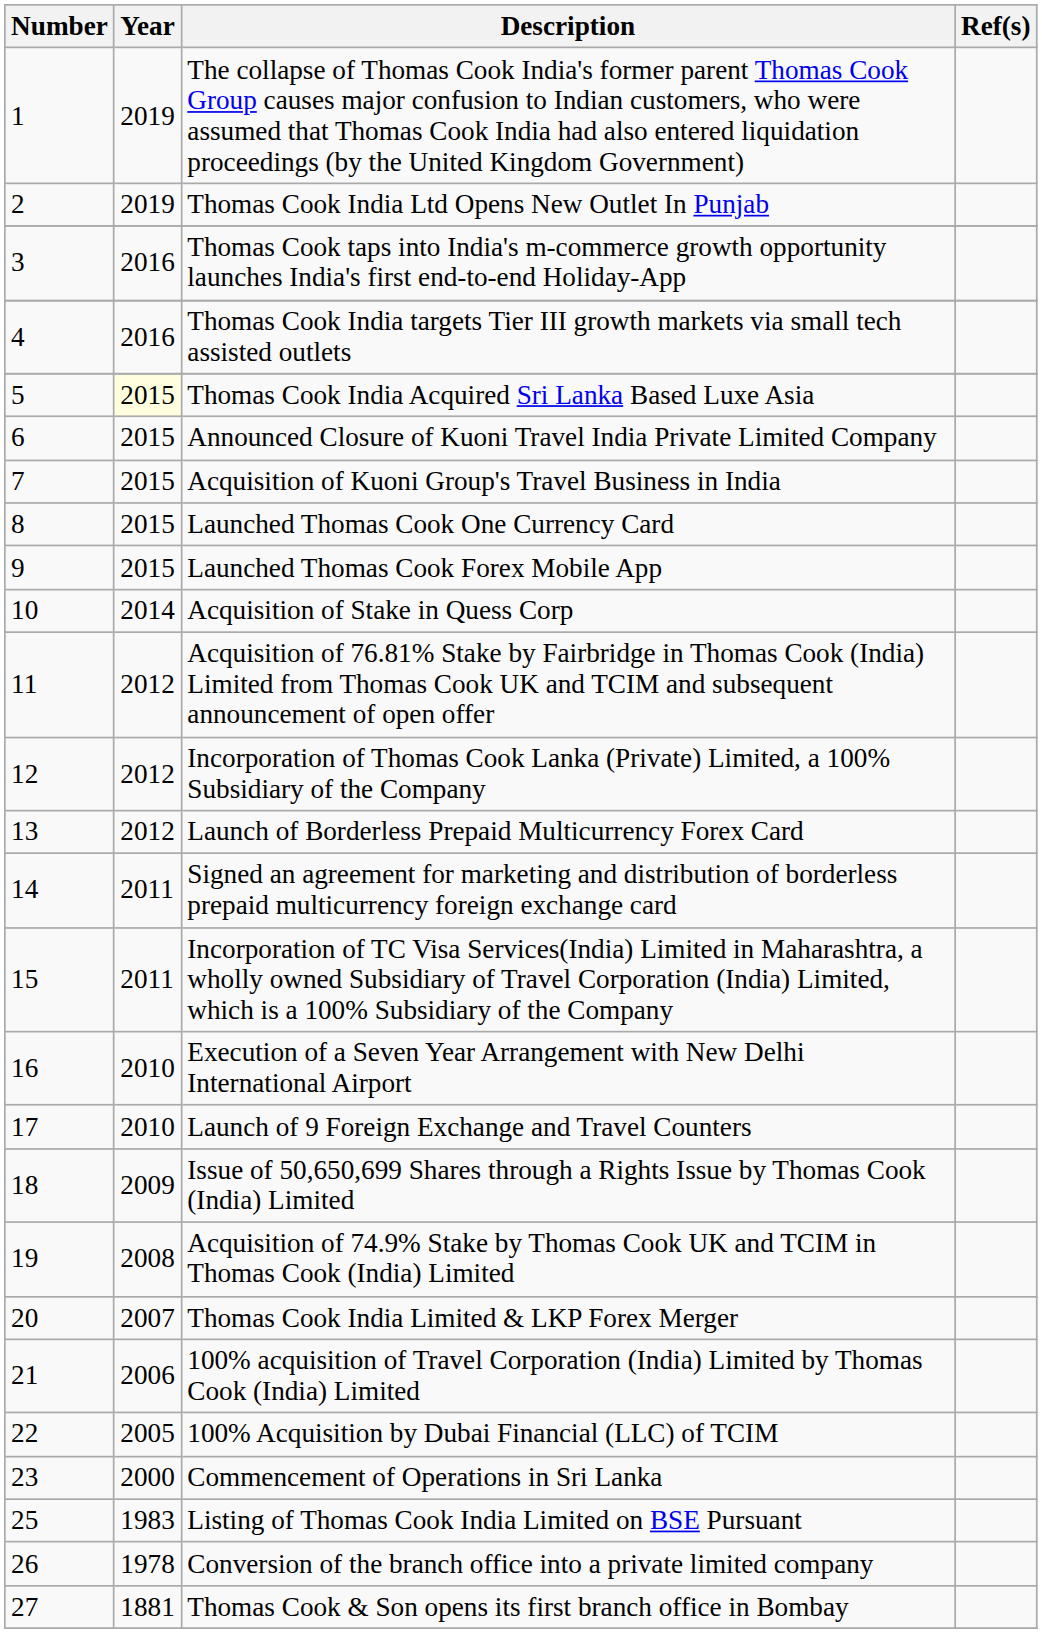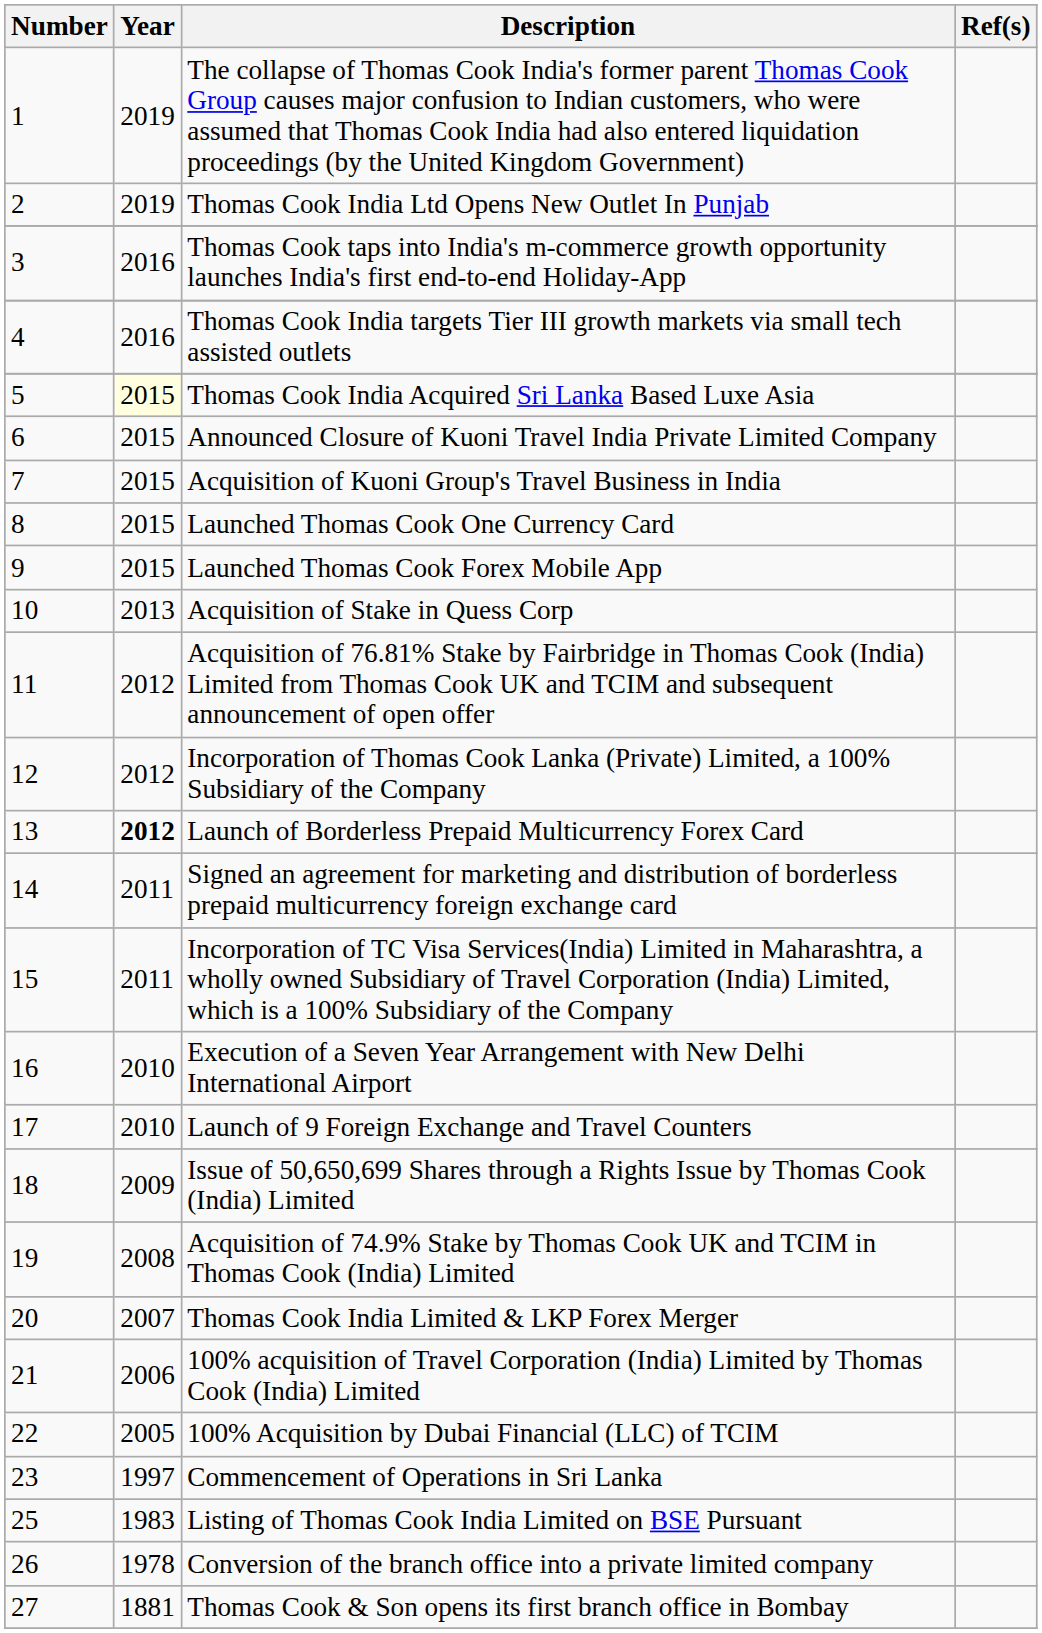(148, 610) 2014 -> (148, 610) 2013
(148, 831) normal -> (148, 831) bold
(148, 1477) 2000 -> (148, 1477) 1997
